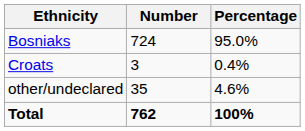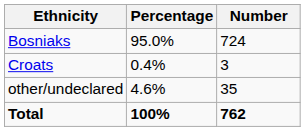columns swapped: (169, 16) <-> (256, 16)
